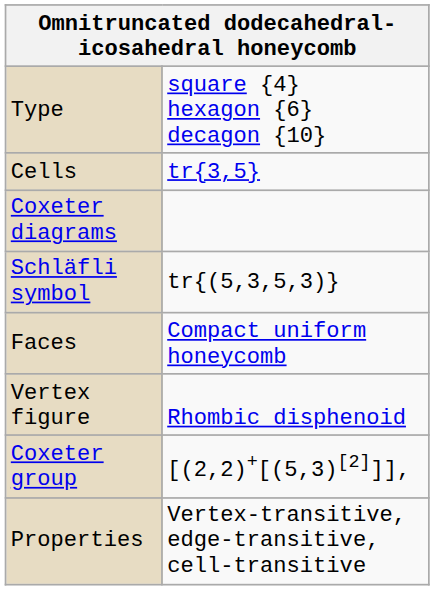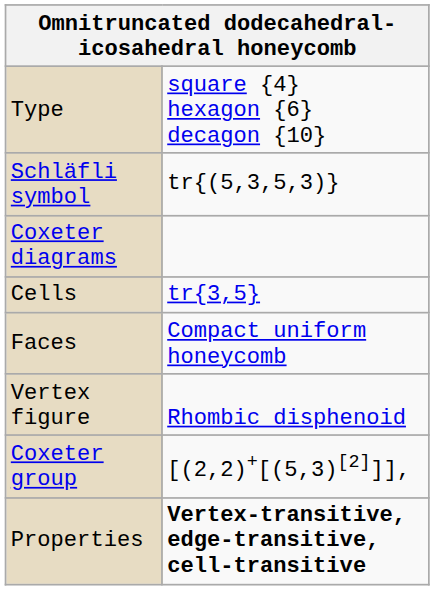rows swapped: (64, 282) <-> (44, 171)
(287, 541) normal -> (287, 541) bold
